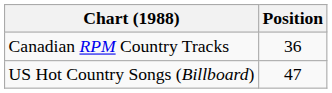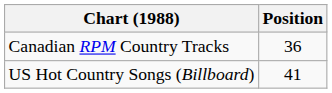(293, 74) 47 -> (293, 74) 41
